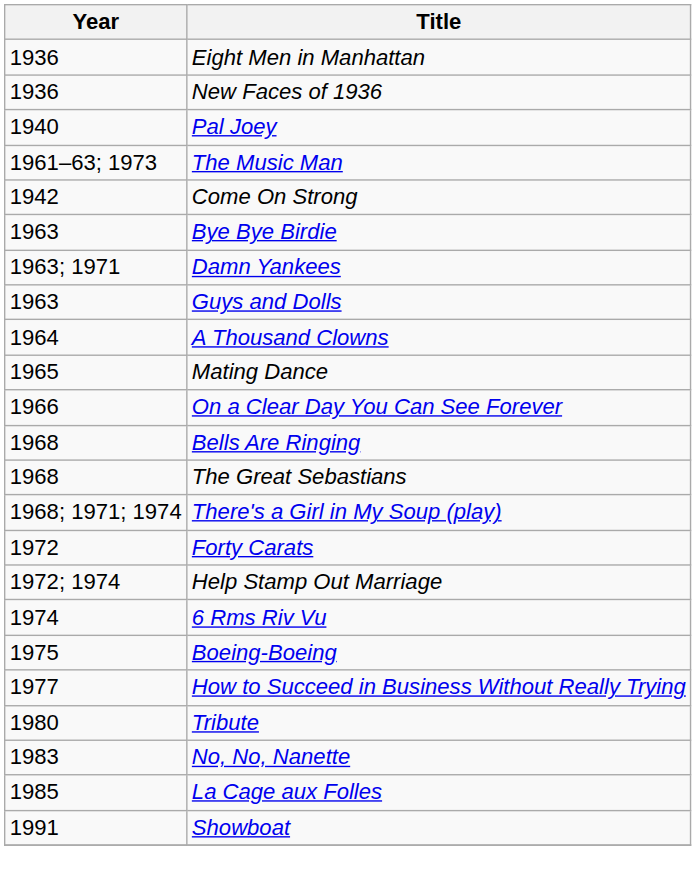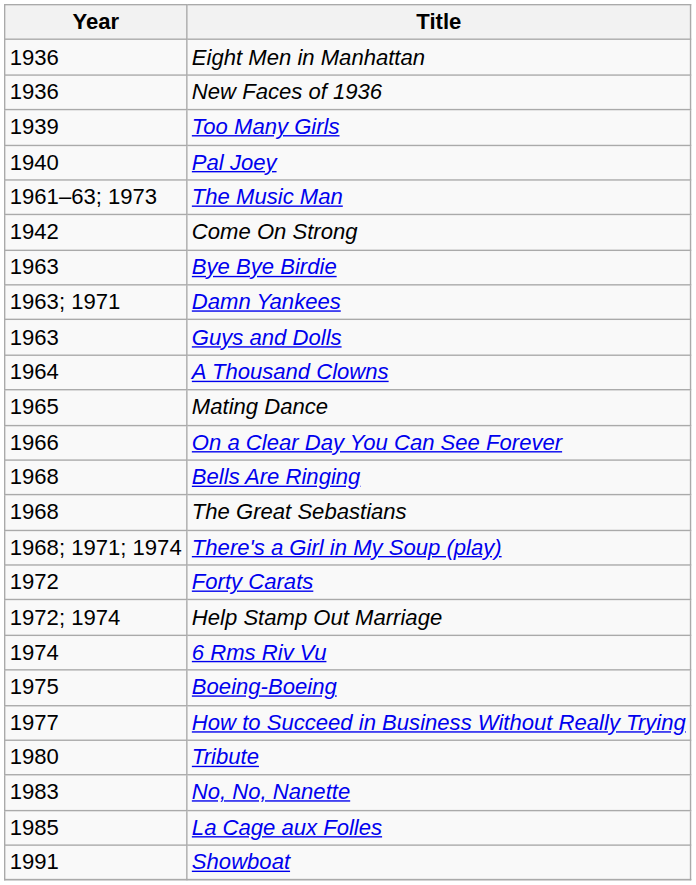+ row: (266, 127)
